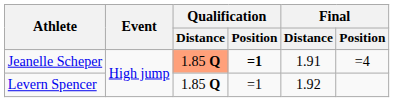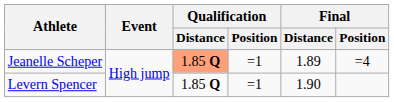(254, 61) bold -> (254, 61) normal
(308, 61) 1.91 -> (308, 61) 1.89
(308, 85) 1.92 -> (308, 85) 1.90
